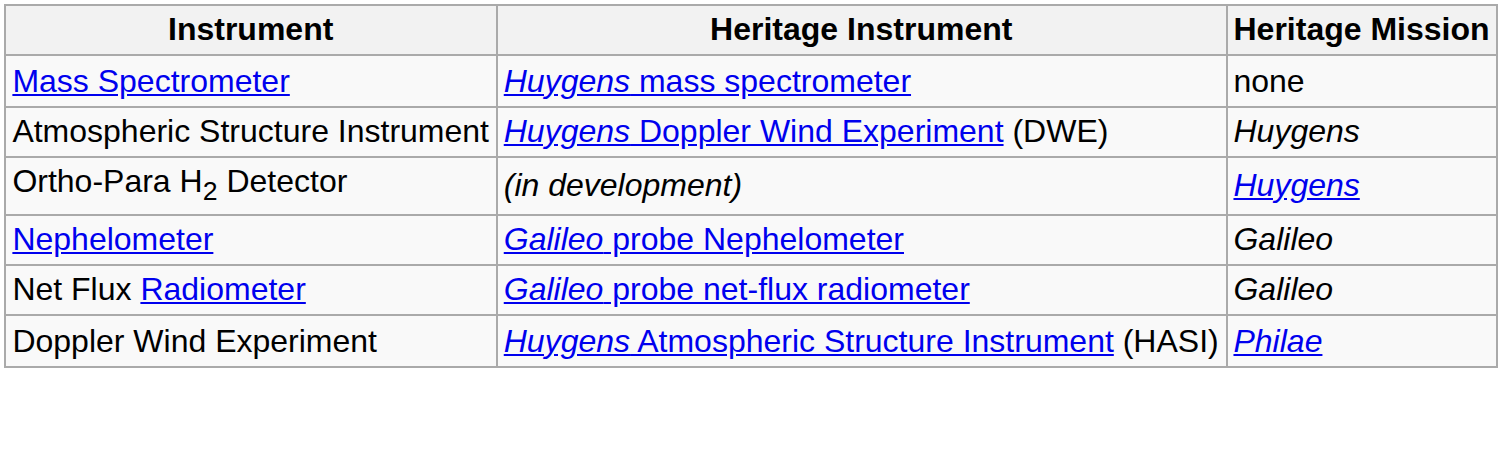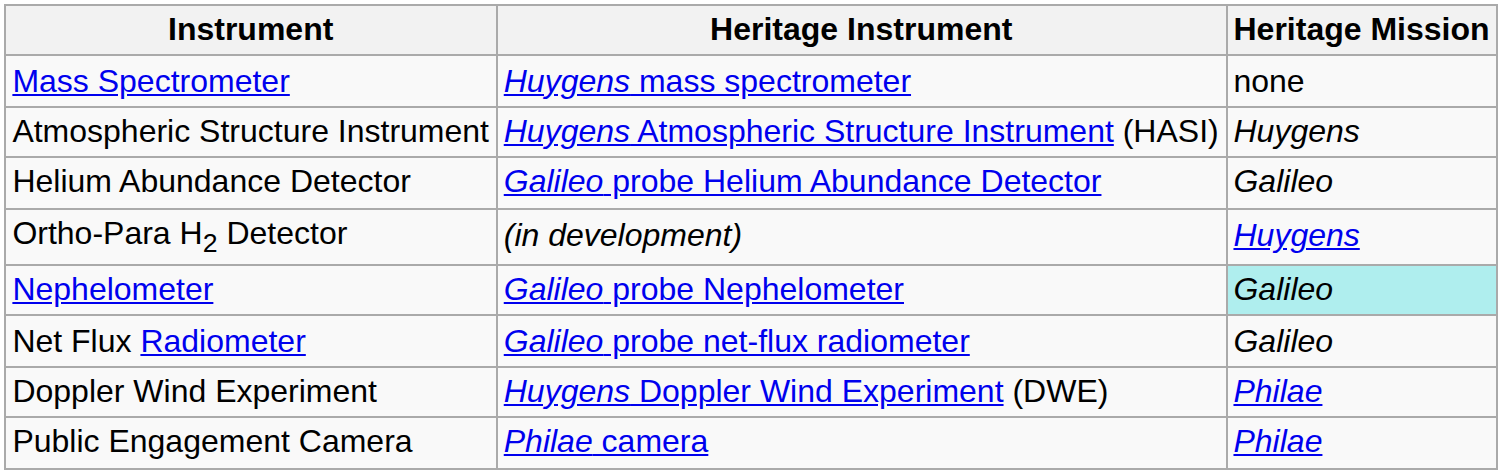(806, 131) Huygens Doppler Wind Experiment (DWE) -> (861, 131) Huygens Atmospheric Structure Instrument (HASI)
+ row: (212, 182)
(1283, 239) no background -> (1283, 290) paleturquoise background
(861, 340) Huygens Atmospheric Structure Instrument (HASI) -> (806, 391) Huygens Doppler Wind Experiment (DWE)
+ row: (212, 442)
